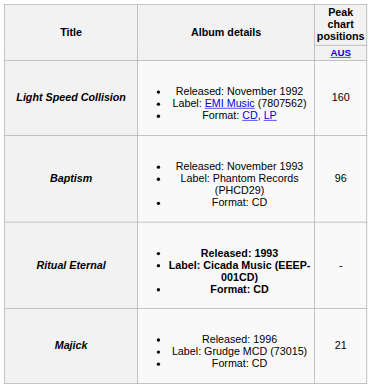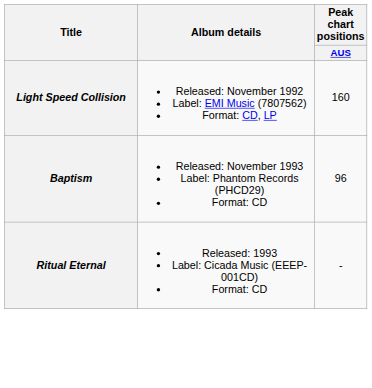(226, 271) bold -> (226, 271) normal
- row: (71, 346)
